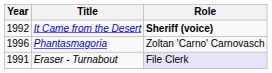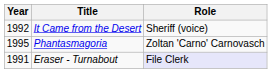(180, 28) bold -> (177, 28) normal
(18, 44) 1996 -> (18, 44) 1995
